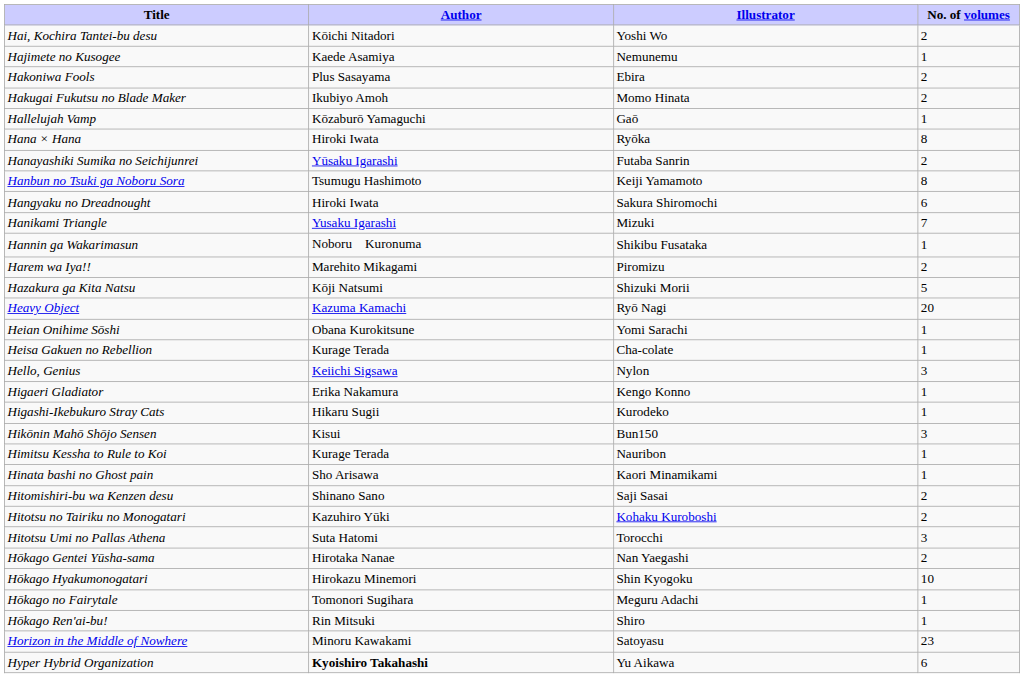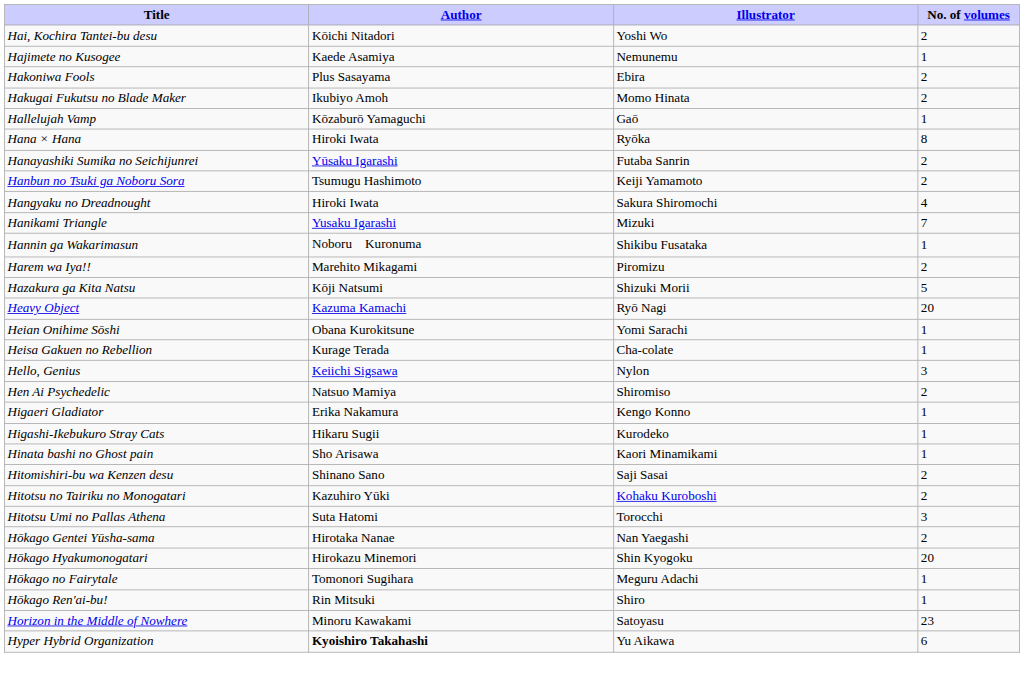(924, 181) 8 -> (924, 181) 2
(924, 202) 6 -> (924, 202) 4
+ row: (59, 391)
- row: (82, 433)
- row: (87, 454)
(927, 579) 10 -> (927, 558) 20
